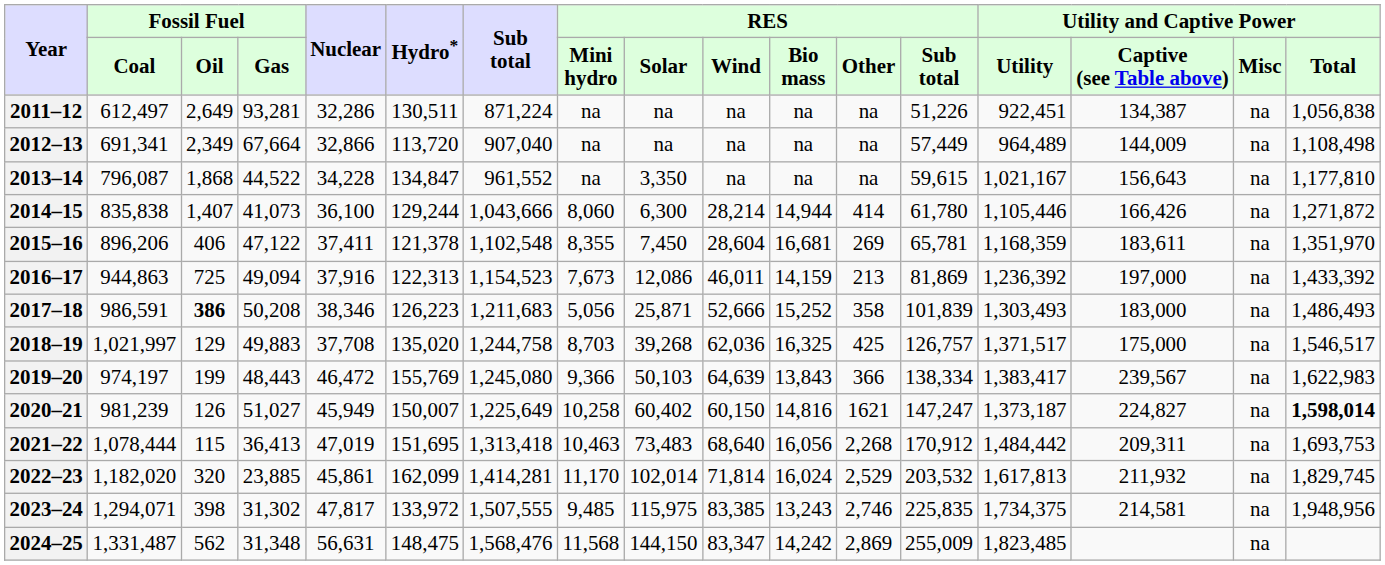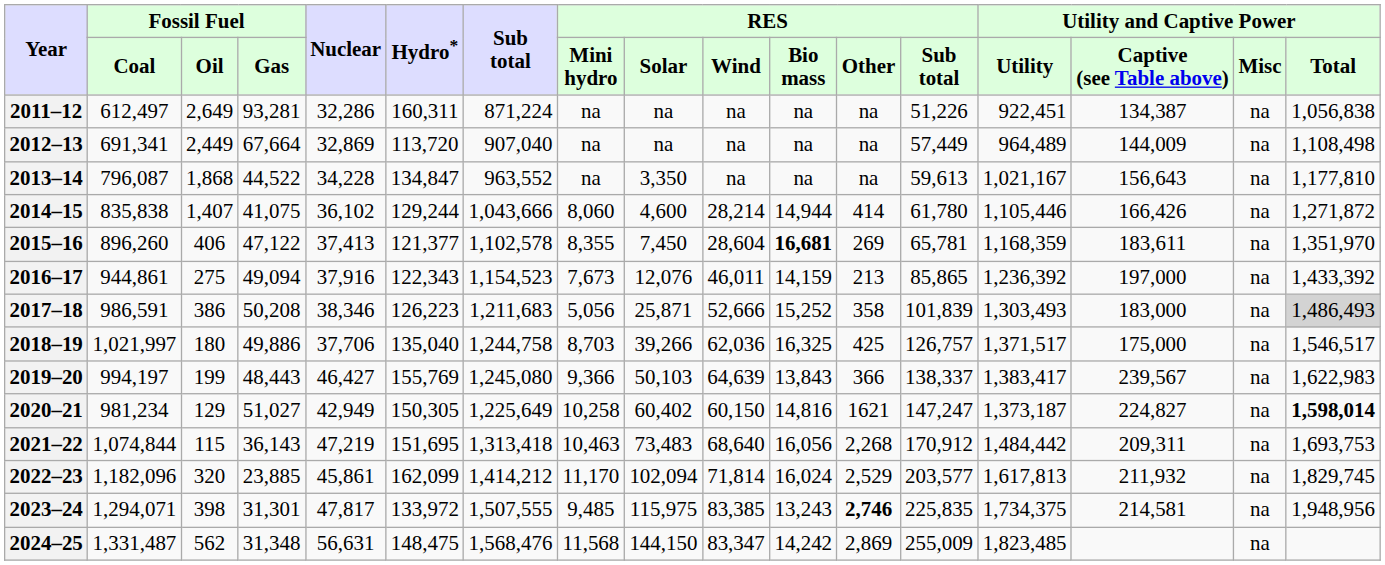(425, 111) 130,511 -> (425, 111) 160,311
(210, 144) 2,349 -> (210, 144) 2,449
(346, 144) 32,866 -> (346, 144) 32,869
(518, 177) 961,552 -> (518, 177) 963,552
(939, 177) 59,615 -> (939, 177) 59,613
(272, 210) 41,073 -> (272, 210) 41,075
(346, 210) 36,100 -> (346, 210) 36,102
(663, 210) 6,300 -> (663, 210) 4,600
(134, 244) 896,206 -> (134, 244) 896,260
(346, 244) 37,411 -> (346, 244) 37,413
(425, 244) 121,378 -> (425, 244) 121,377
(510, 244) 1,102,548 -> (510, 244) 1,102,578
(803, 244) normal -> (803, 244) bold
(134, 277) 944,863 -> (134, 277) 944,861
(210, 277) 725 -> (210, 277) 275
(425, 277) 122,313 -> (425, 277) 122,343
(663, 277) 12,086 -> (663, 277) 12,076
(939, 277) 81,869 -> (939, 277) 85,865
(210, 310) bold -> (210, 310) normal
(1333, 310) no background -> (1333, 310) lightgrey background
(210, 343) 129 -> (210, 343) 180
(272, 343) 49,883 -> (272, 343) 49,886
(346, 343) 37,708 -> (346, 343) 37,706
(425, 343) 135,020 -> (425, 343) 135,040
(663, 343) 39,268 -> (663, 343) 39,266
(134, 377) 974,197 -> (134, 377) 994,197
(346, 377) 46,472 -> (346, 377) 46,427
(939, 377) 138,334 -> (939, 377) 138,337
(134, 410) 981,239 -> (134, 410) 981,234
(210, 410) 126 -> (210, 410) 129
(346, 410) 45,949 -> (346, 410) 42,949
(425, 410) 150,007 -> (425, 410) 150,305
(134, 443) 1,078,444 -> (134, 443) 1,074,844
(272, 443) 36,413 -> (272, 443) 36,143
(346, 443) 47,019 -> (346, 443) 47,219
(134, 476) 1,182,020 -> (134, 476) 1,182,096
(510, 476) 1,414,281 -> (510, 476) 1,414,212
(663, 476) 102,014 -> (663, 476) 102,094
(939, 476) 203,532 -> (939, 476) 203,577
(272, 510) 31,302 -> (272, 510) 31,301
(869, 510) normal -> (869, 510) bold
